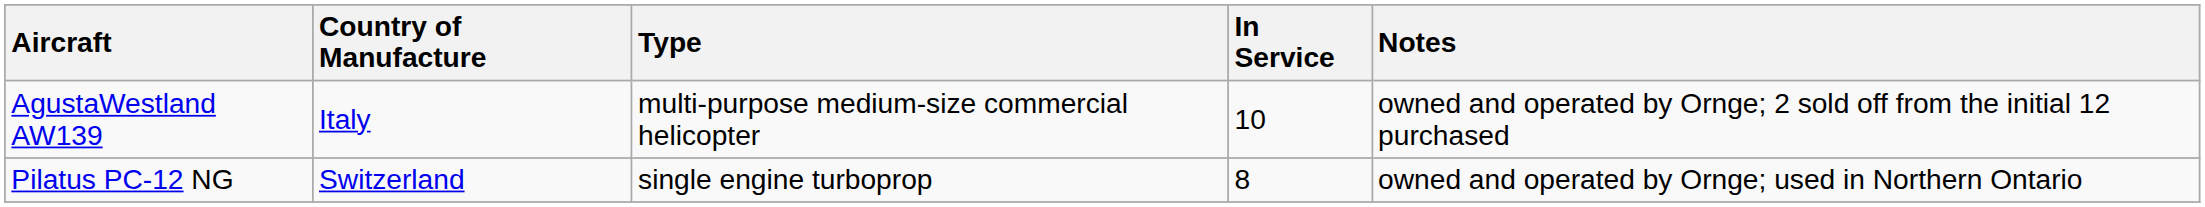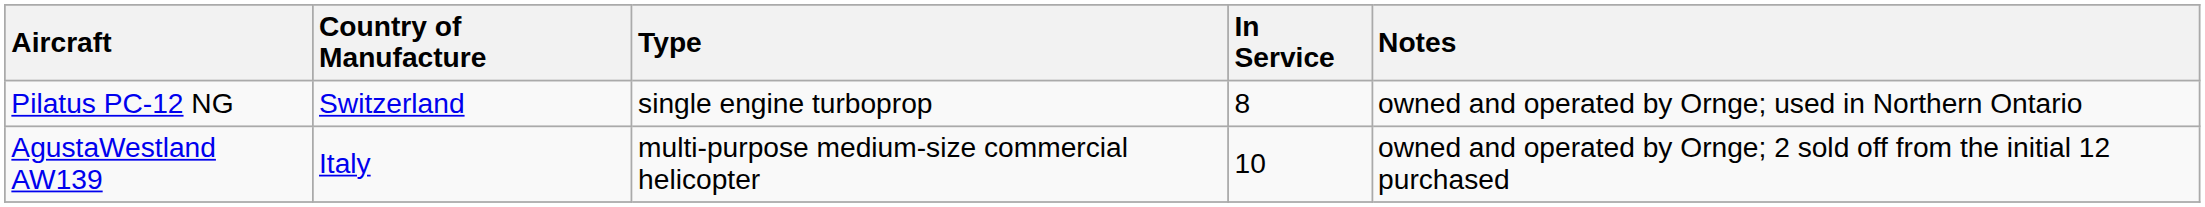rows swapped: (114, 119) <-> (122, 179)
